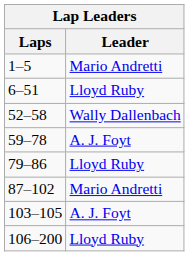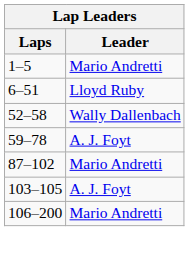- row: (27, 164)
(107, 238) Lloyd Ruby -> (116, 213) Mario Andretti
